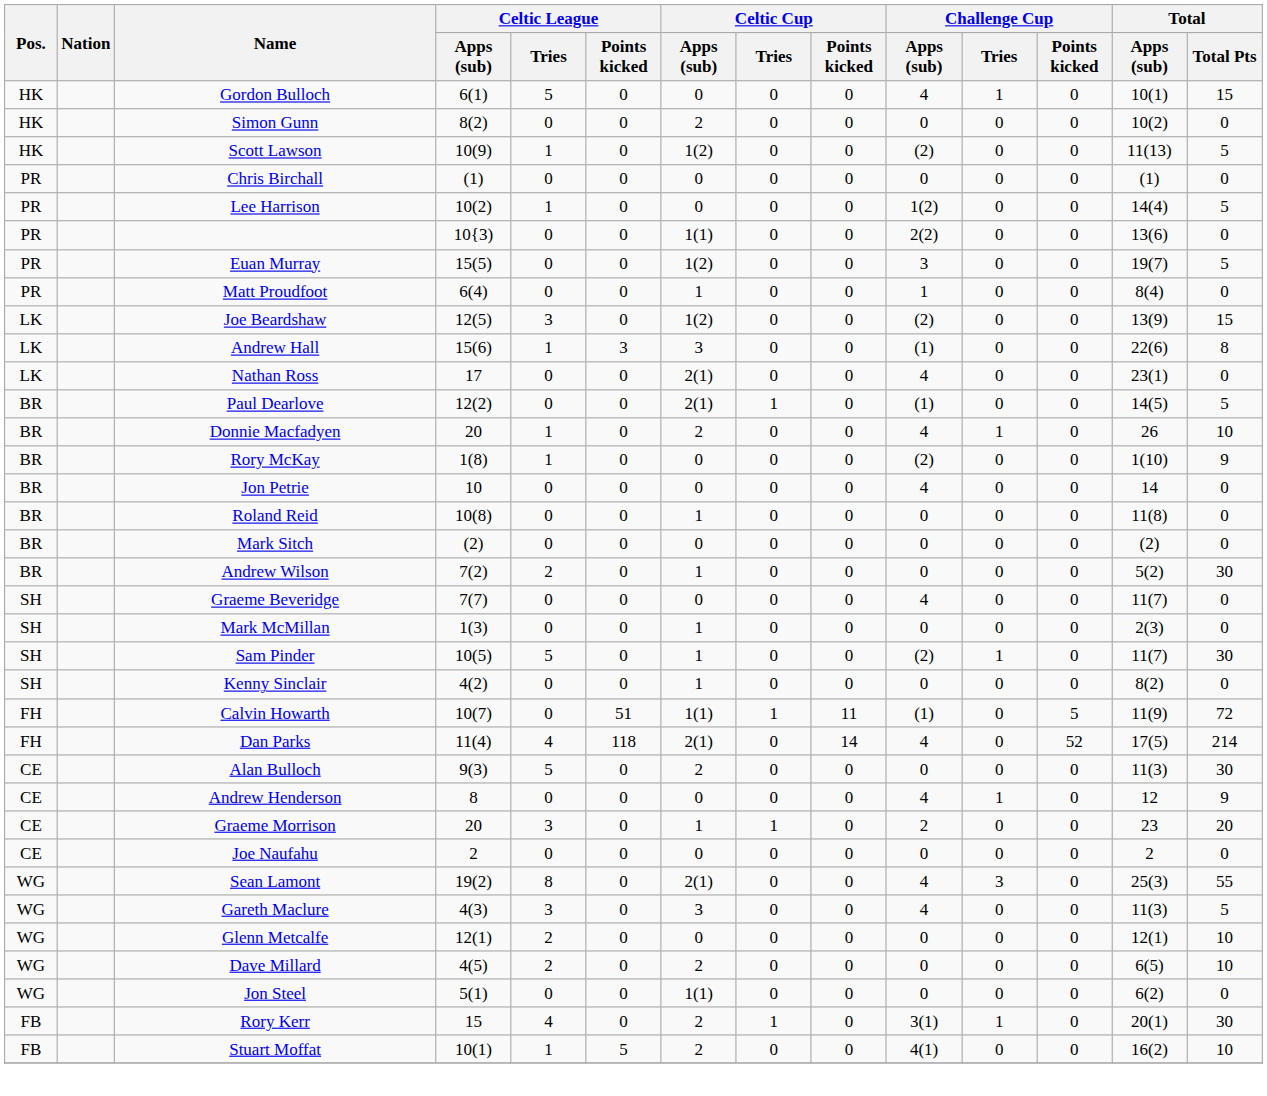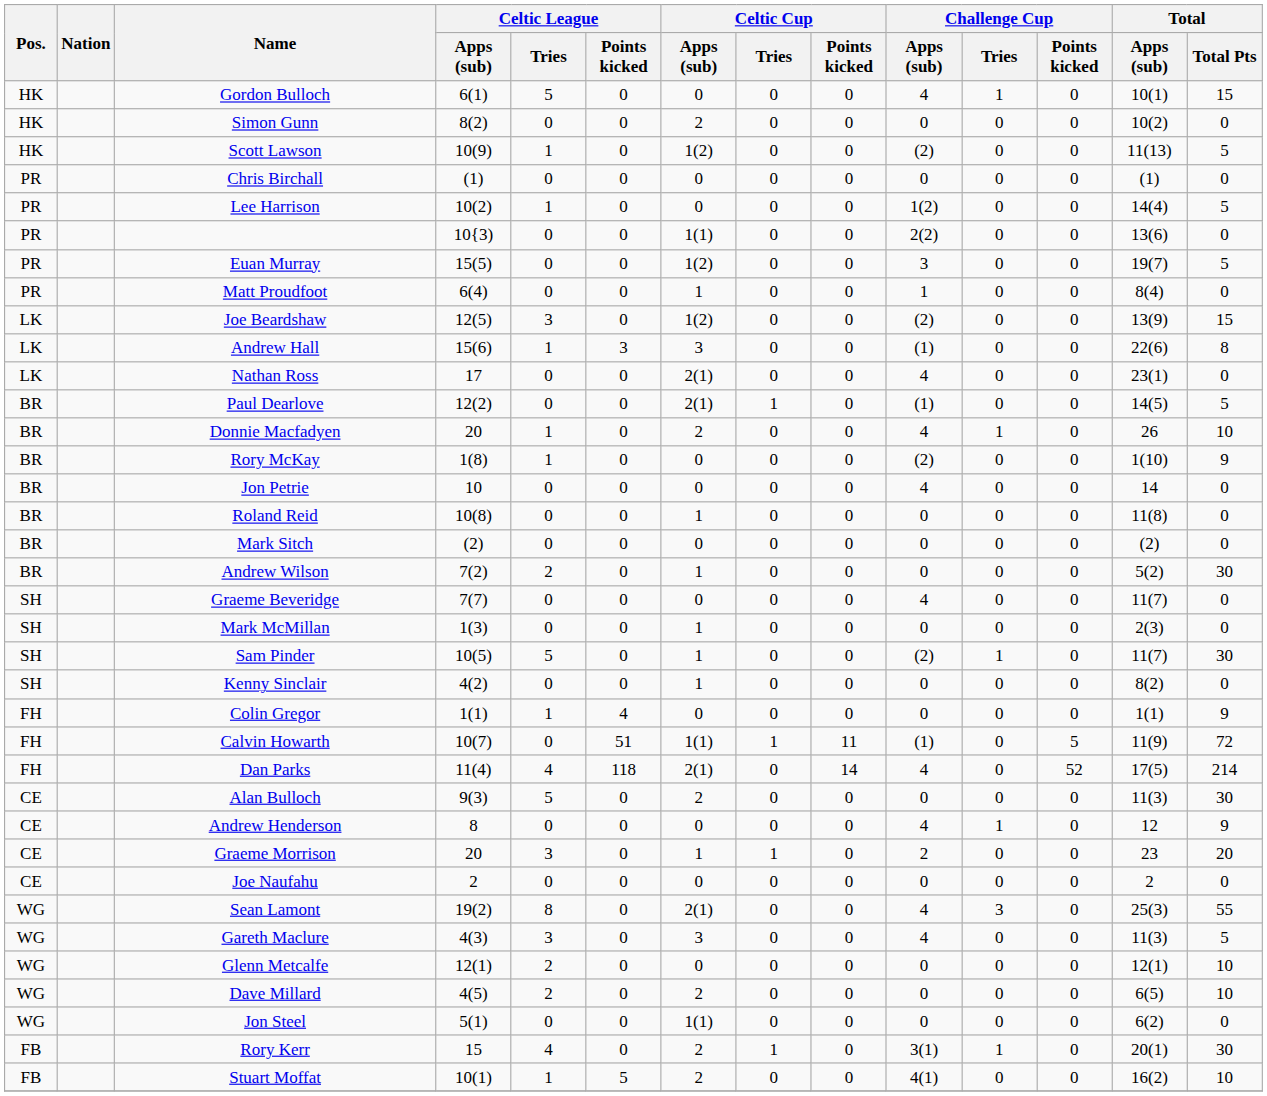+ row: (275, 712)
